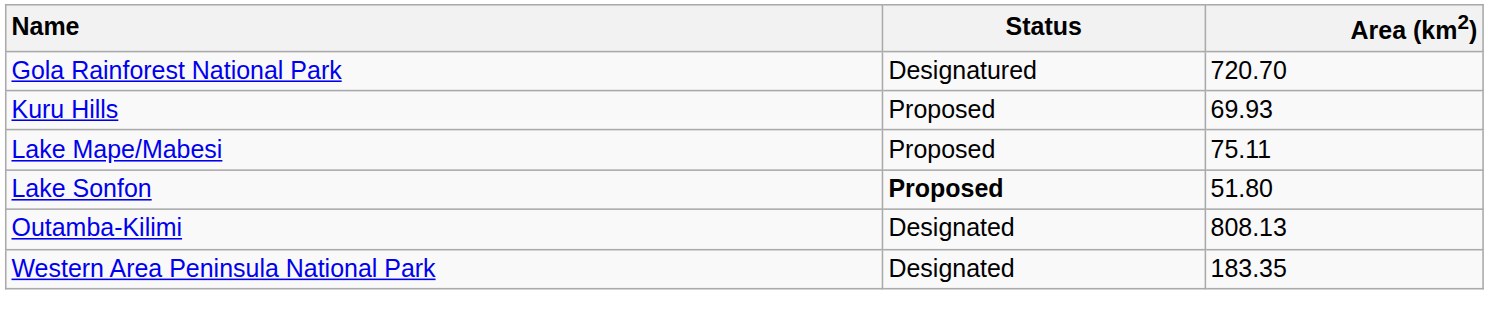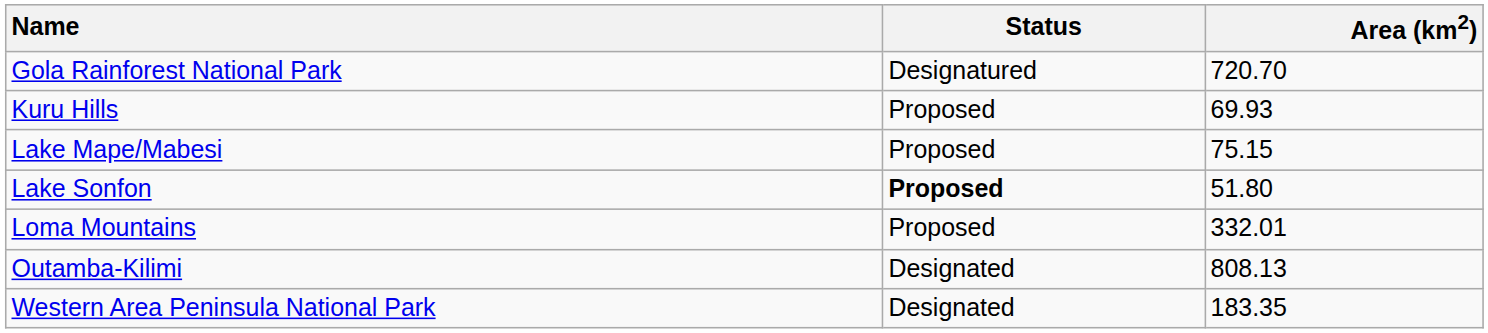(1241, 149) 75.11 -> (1242, 149) 75.15
+ row: (104, 228)
